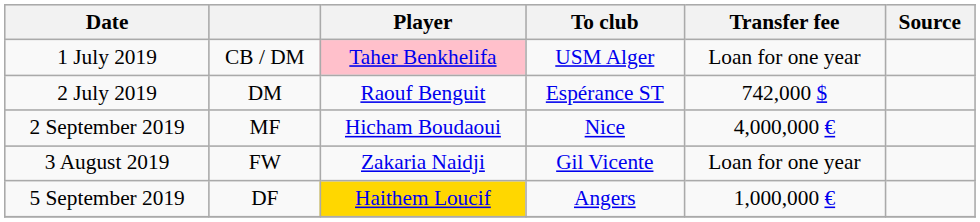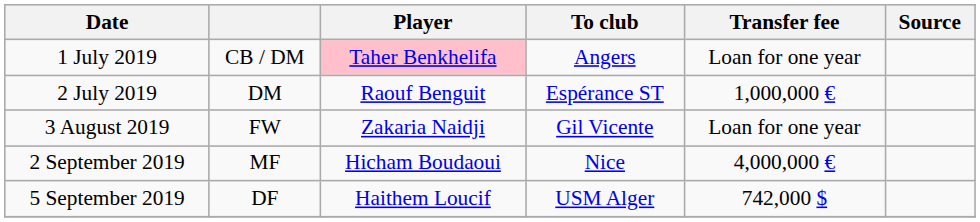(605, 56) USM Alger -> (605, 56) Angers
(784, 92) 742,000 $ -> (784, 92) 1,000,000 €
rows swapped: (107, 162) <-> (107, 127)
(423, 197) gold background -> (423, 197) no background
(605, 197) Angers -> (605, 197) USM Alger
(784, 197) 1,000,000 € -> (784, 197) 742,000 $
